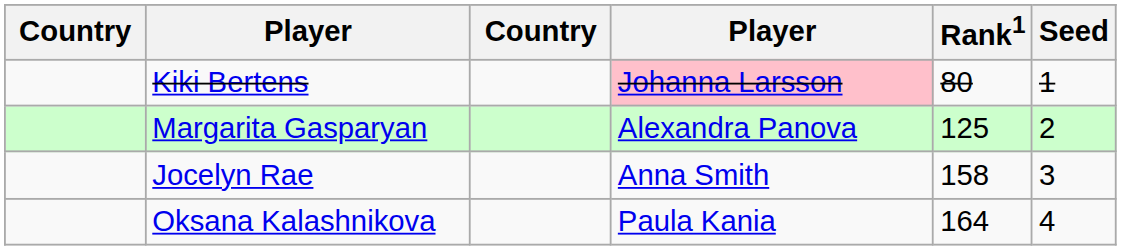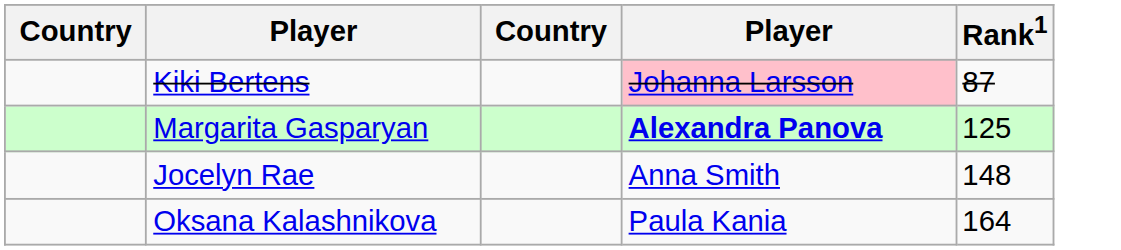- column: (1074, 31)
(957, 82) 80 -> (979, 82) 87
(738, 128) normal -> (756, 128) bold
(965, 174) 158 -> (987, 174) 148
